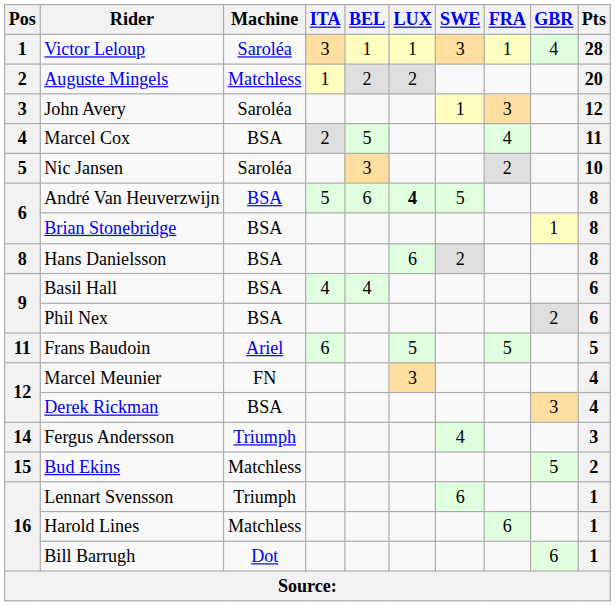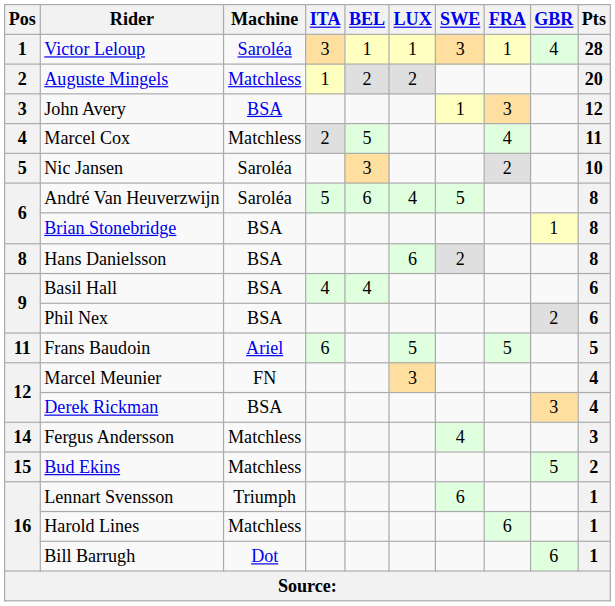(265, 109) Saroléa -> (265, 109) BSA
(265, 138) BSA -> (265, 138) Matchless
(265, 198) BSA -> (265, 198) Saroléa
(413, 198) bold -> (413, 198) normal
(265, 437) Triumph -> (265, 437) Matchless
